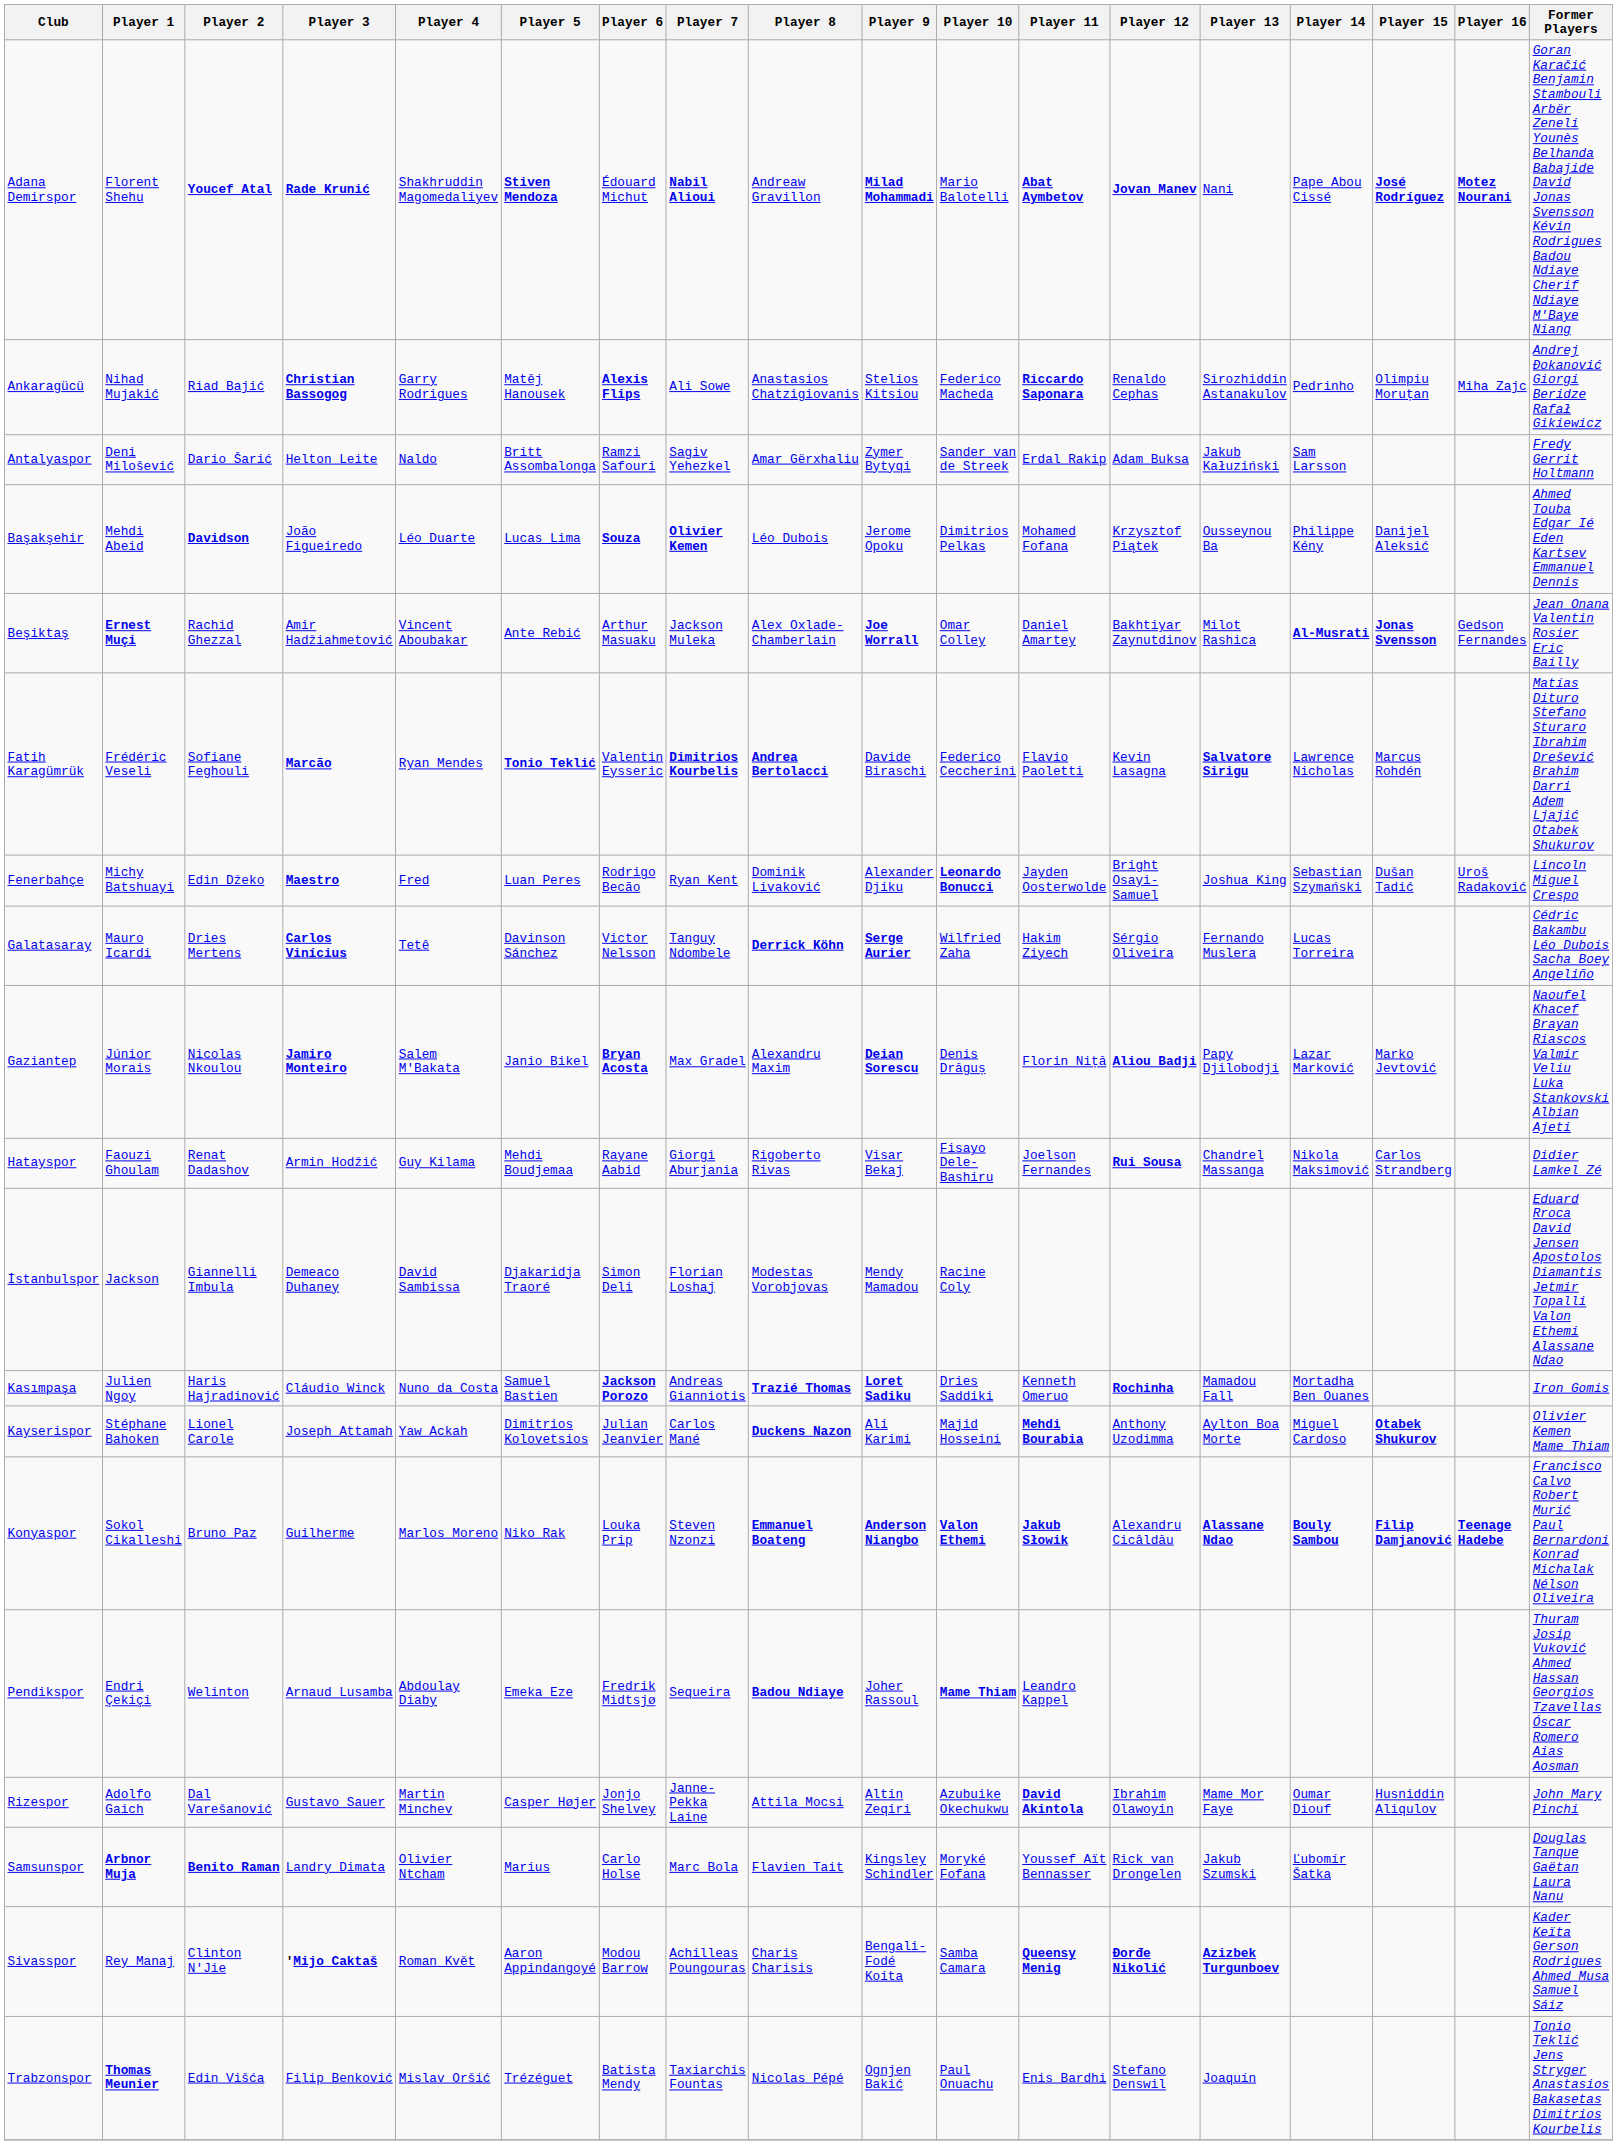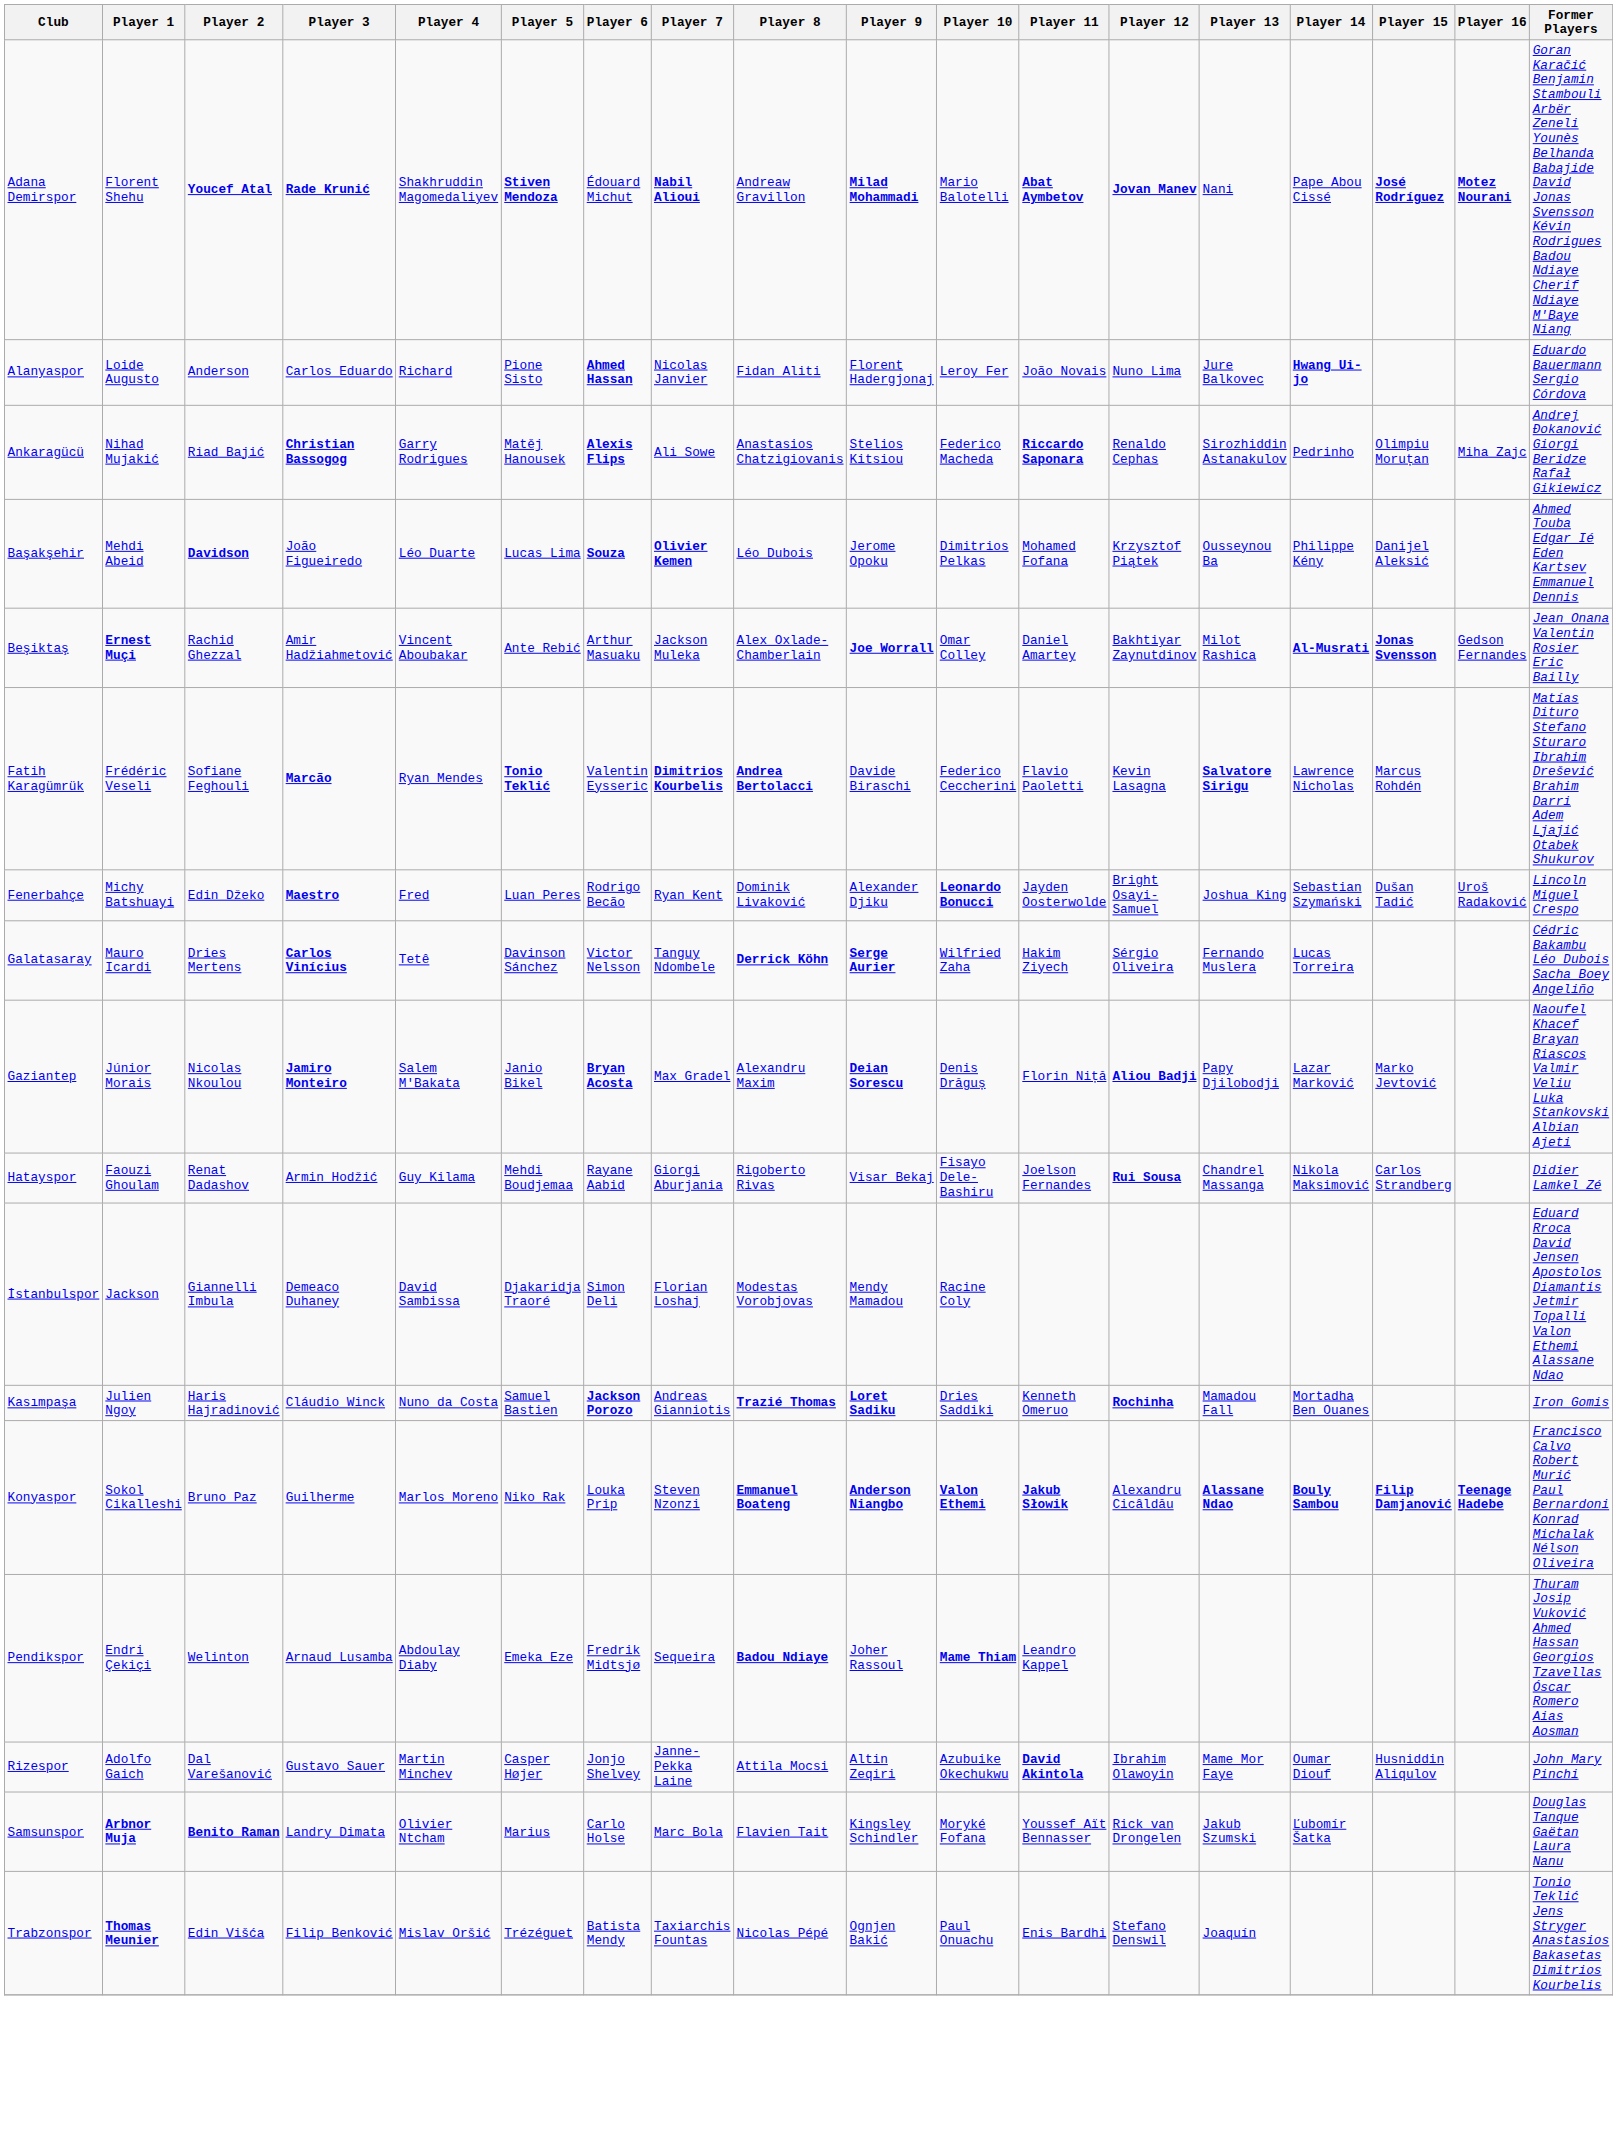+ row: (46, 372)
- row: (50, 459)
- row: (50, 1431)
- row: (42, 1962)
